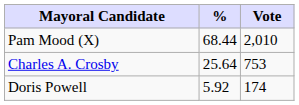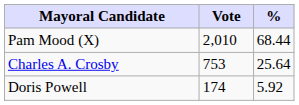columns swapped: (267, 16) <-> (220, 16)
